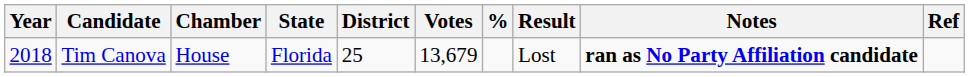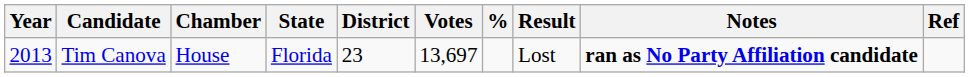(31, 54) 2018 -> (31, 54) 2013
(352, 54) 25 -> (352, 54) 23
(448, 54) 13,679 -> (448, 54) 13,697
